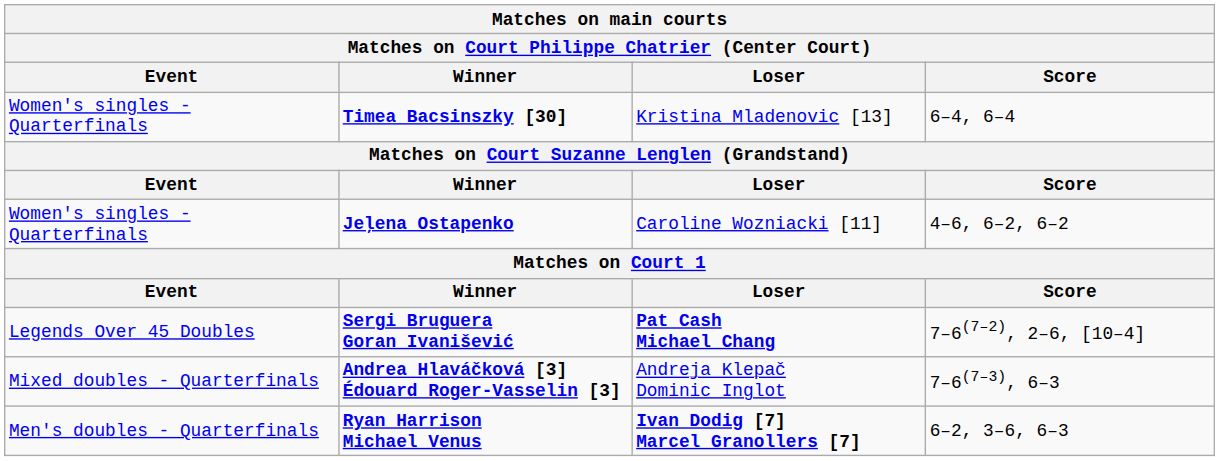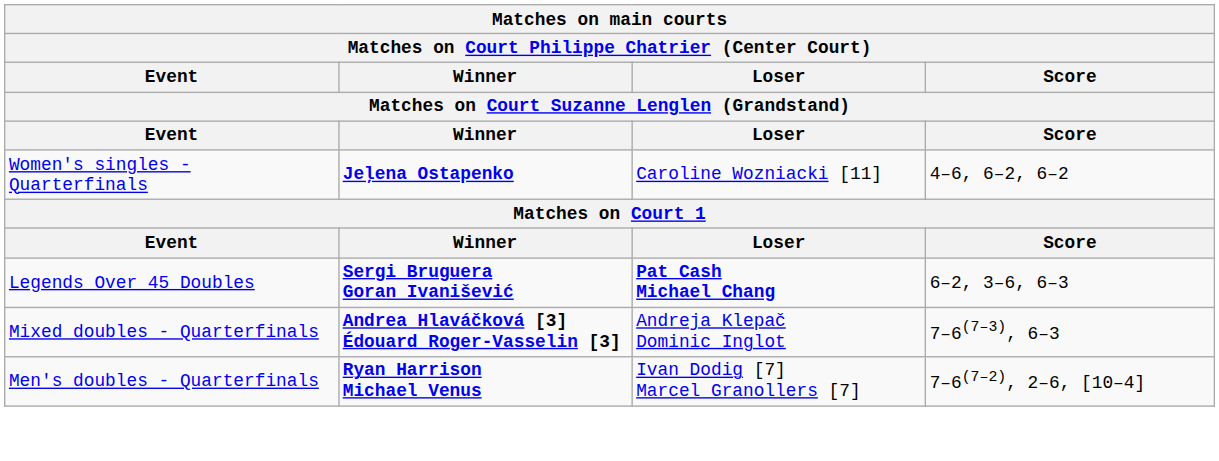- row: (455, 117)
(1037, 332) 7–6(7–2), 2–6, [10–4] -> (999, 282) 6–2, 3–6, 6–3
(748, 431) bold -> (748, 381) normal
(999, 431) 6–2, 3–6, 6–3 -> (1037, 381) 7–6(7–2), 2–6, [10–4]
